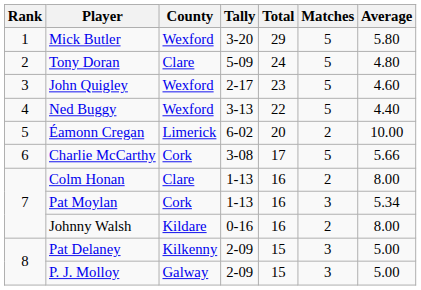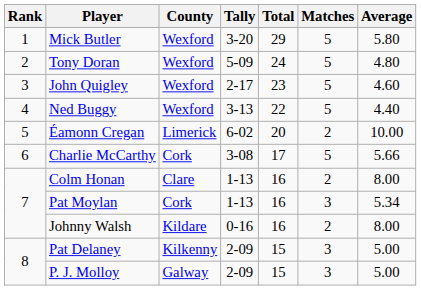(178, 62) Clare -> (188, 62) Wexford
